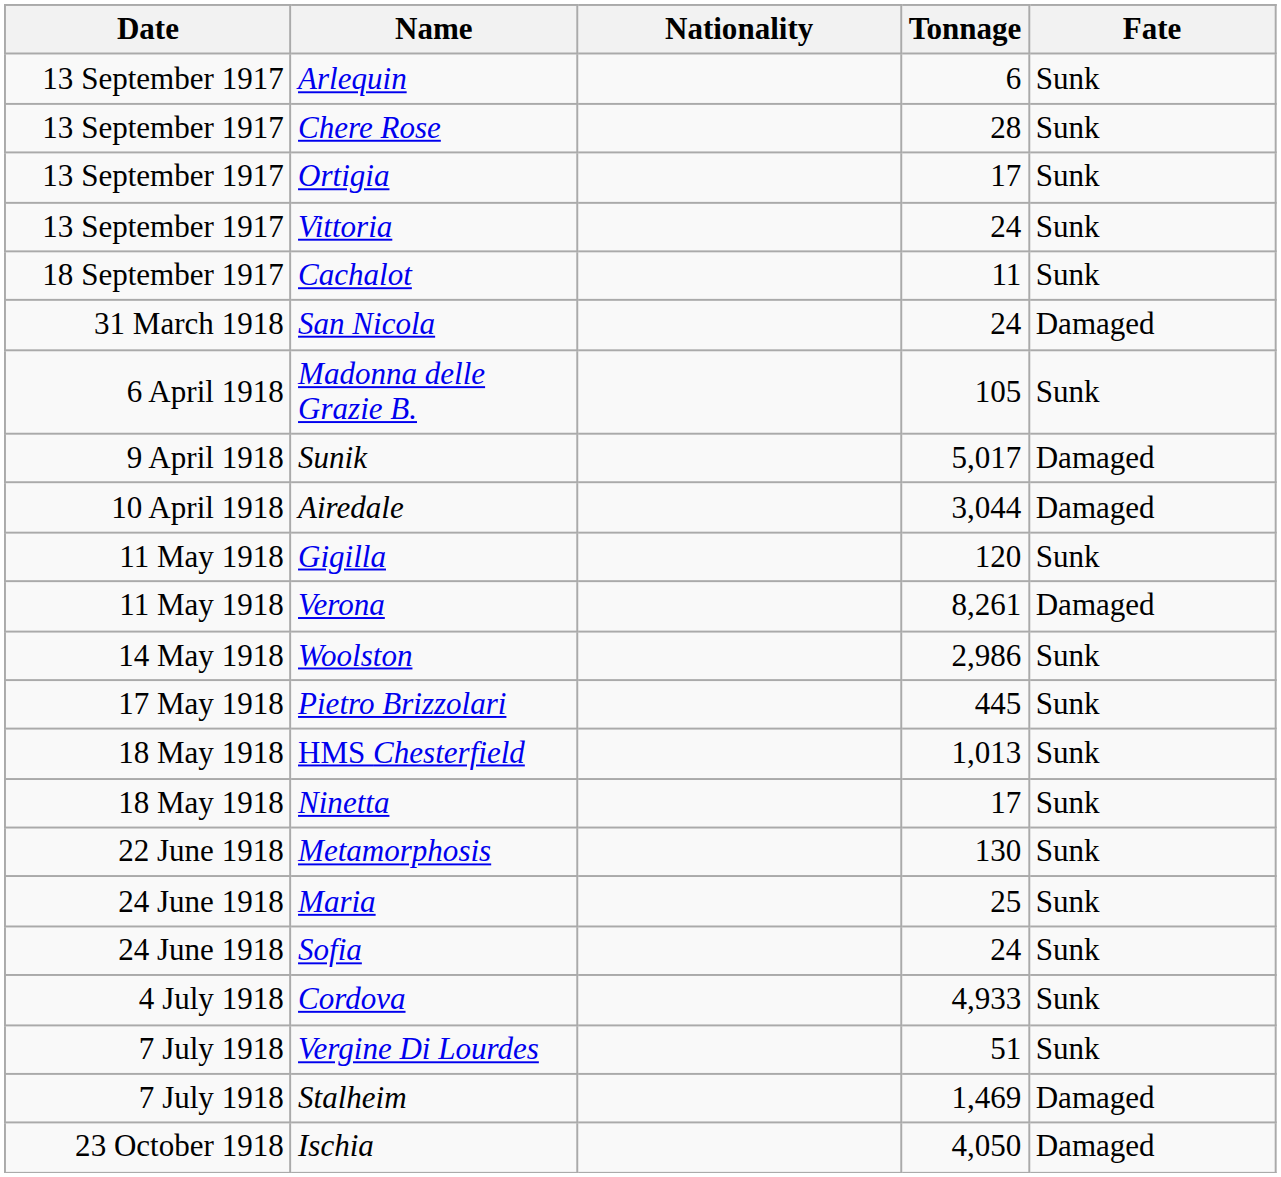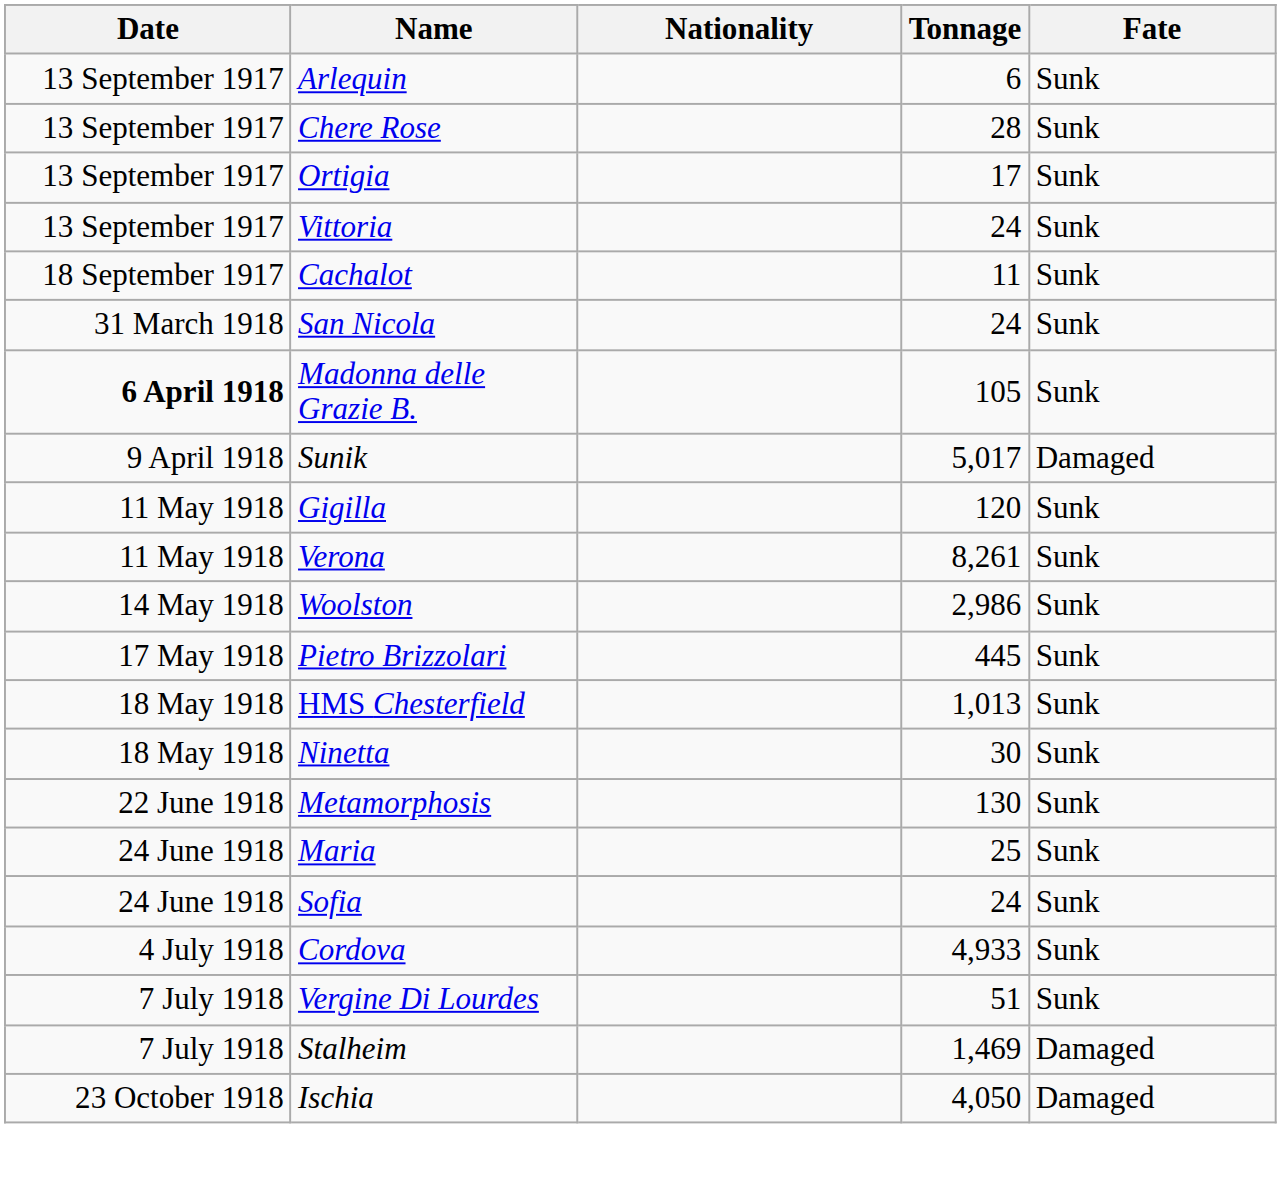(1095, 324) Damaged -> (1068, 324) Sunk
(205, 391) normal -> (203, 391) bold
- row: (351, 507)
(1095, 605) Damaged -> (1068, 556) Sunk
(1006, 802) 17 -> (1006, 753) 30
